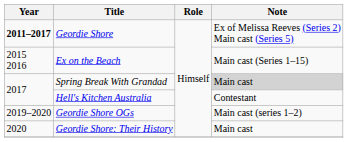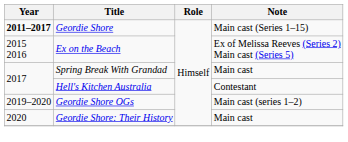(277, 33) Ex of Melissa Reeves (Series 2) Main cast (Series 5) -> (261, 28) Main cast (Series 1–15)
(261, 60) Main cast (Series 1–15) -> (277, 49) Ex of Melissa Reeves (Series 2) Main cast (Series 5)
(233, 81) lightgrey background -> (233, 70) no background
